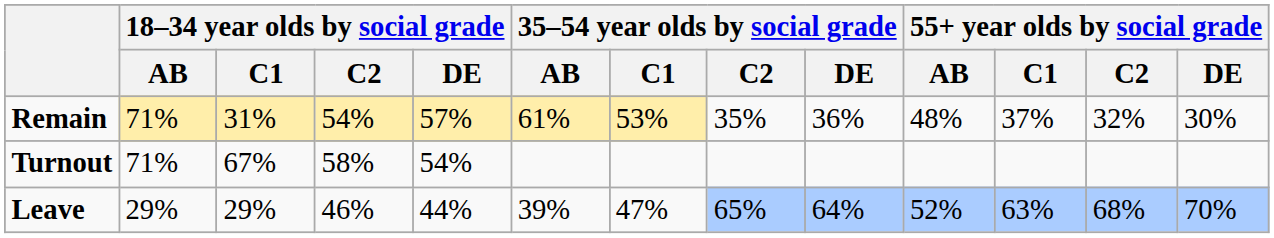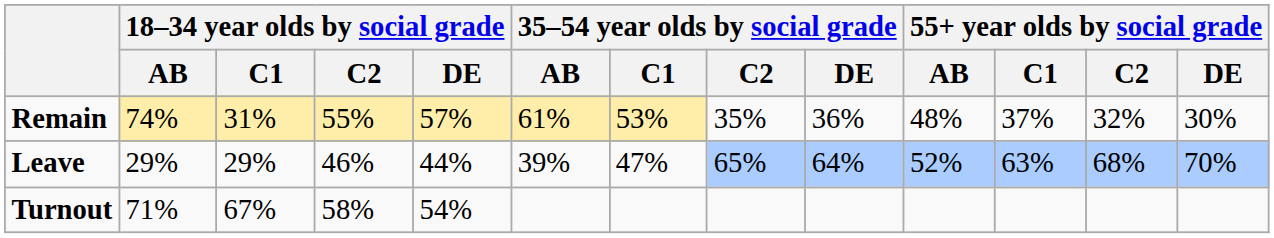(152, 118) 71% -> (152, 118) 74%
(348, 118) 54% -> (348, 118) 55%
rows swapped: (48, 208) <-> (62, 163)
